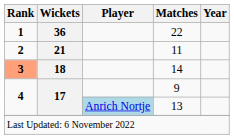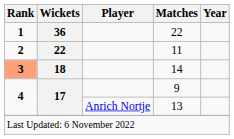(60, 50) 21 -> (60, 50) 22
(118, 106) lightblue background -> (118, 106) no background
